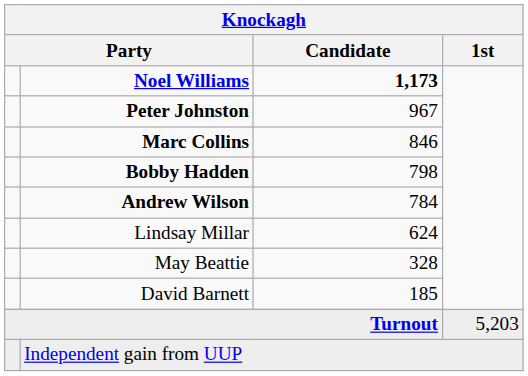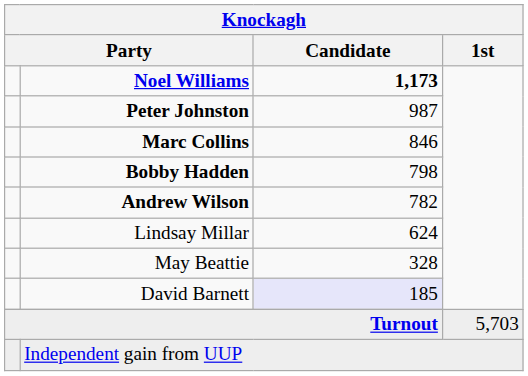(423, 111) 967 -> (423, 111) 987
(423, 202) 784 -> (423, 202) 782
(423, 293) no background -> (423, 293) lavender background
(497, 324) 5,203 -> (497, 324) 5,703
